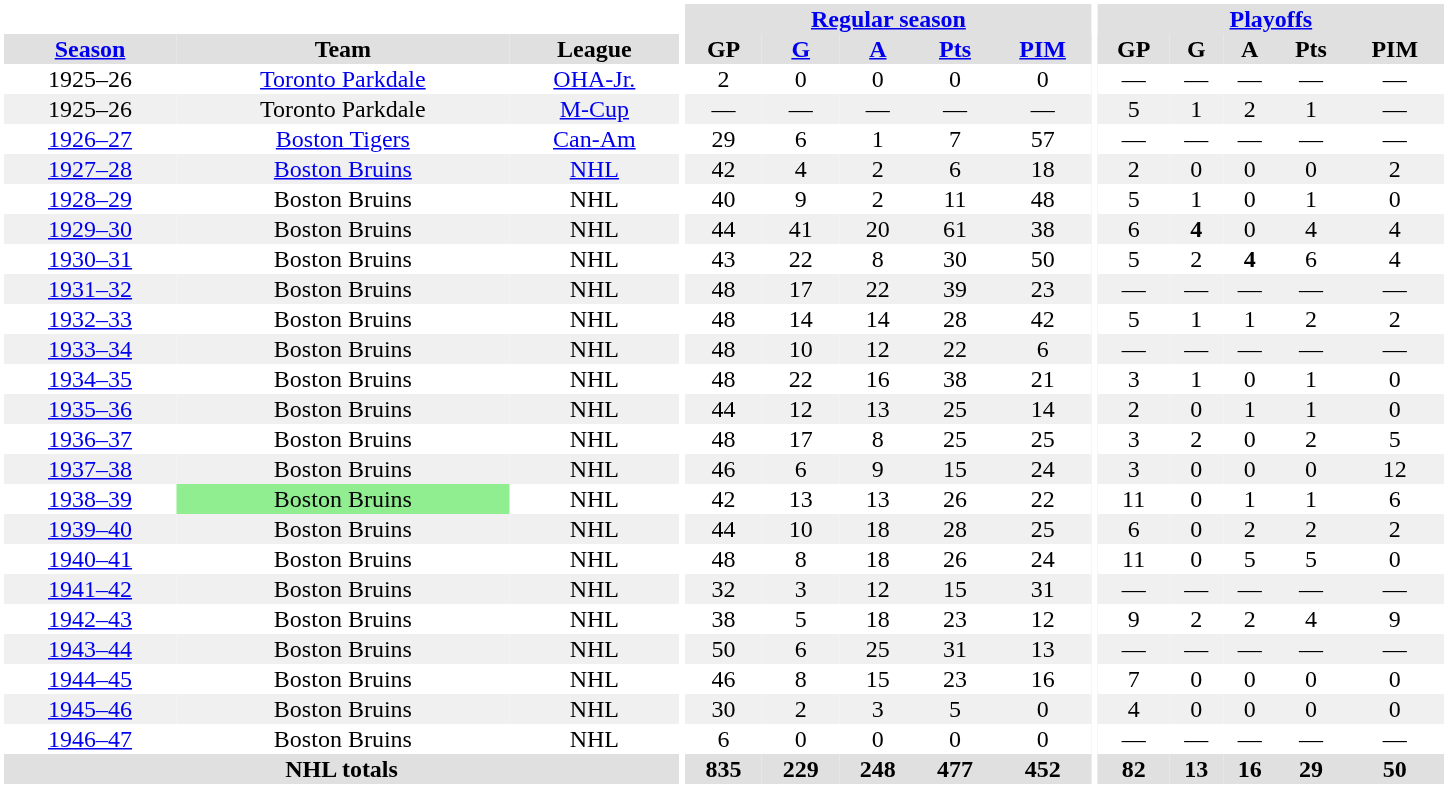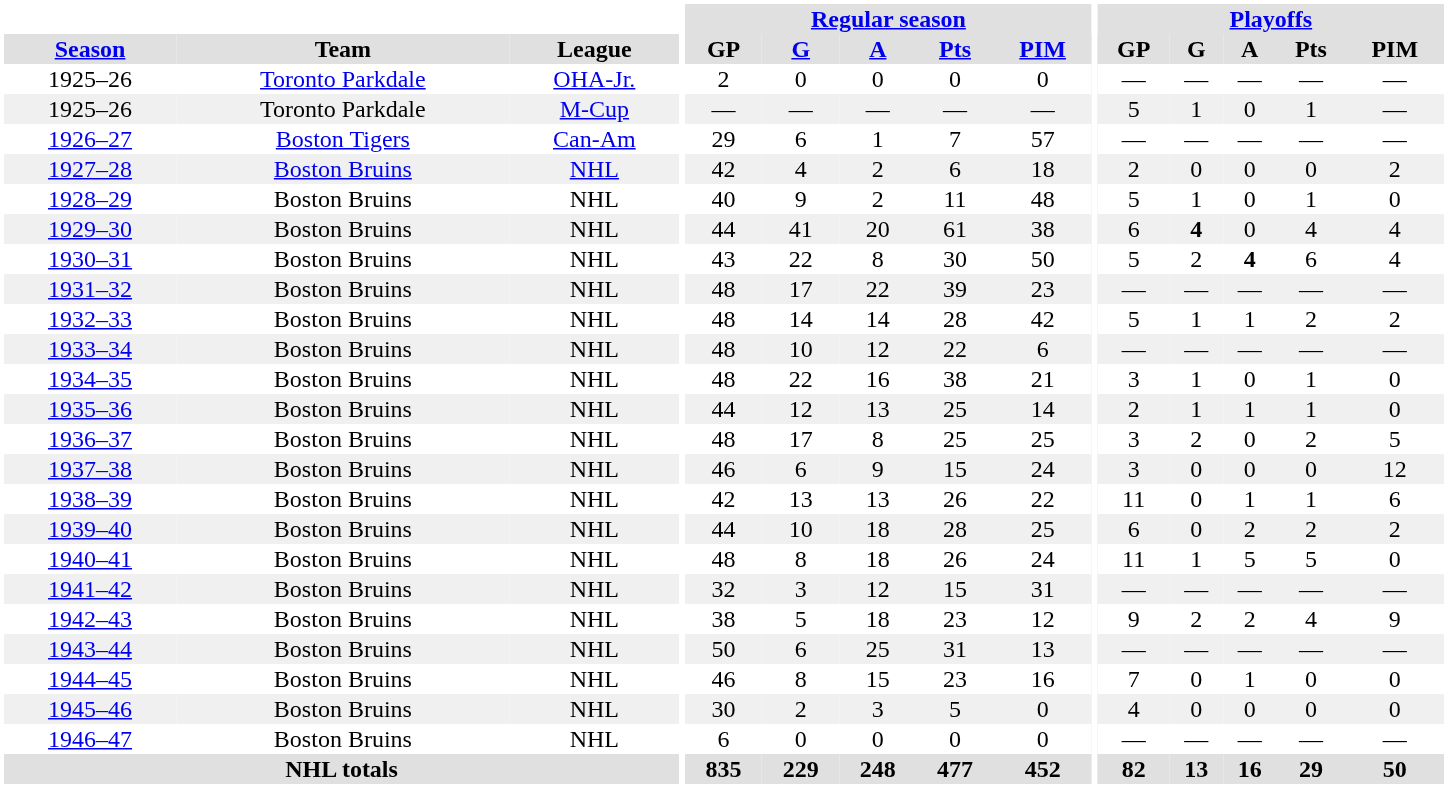(1250, 108) 2 -> (1250, 108) 0
(1196, 408) 0 -> (1196, 408) 1
(343, 498) lightgreen background -> (343, 498) no background
(1196, 558) 0 -> (1196, 558) 1
(1250, 678) 0 -> (1250, 678) 1
